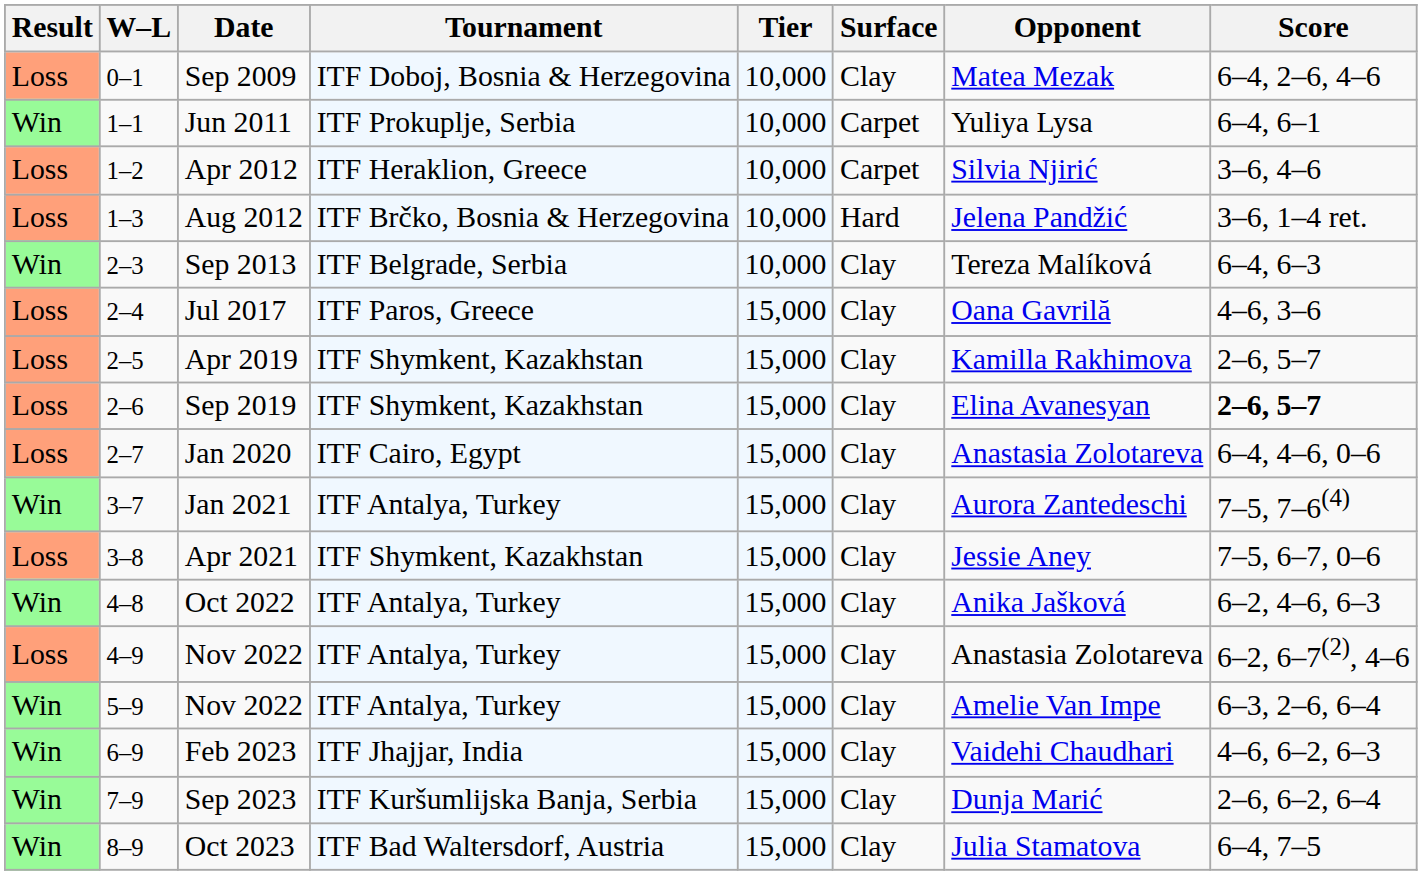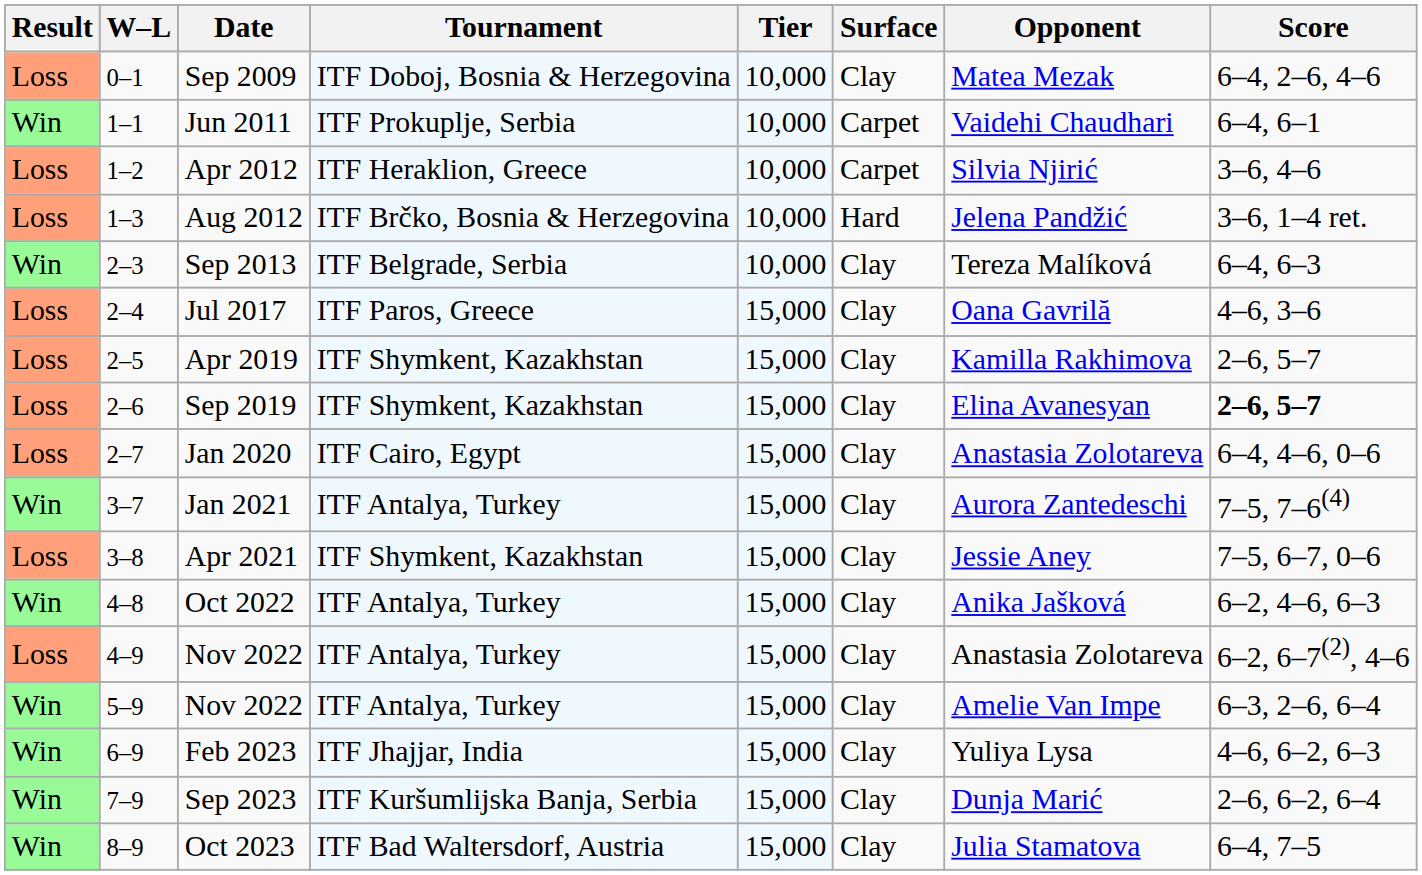(1022, 122) Yuliya Lysa -> (1062, 122) Vaidehi Chaudhari
(1062, 752) Vaidehi Chaudhari -> (1022, 752) Yuliya Lysa
